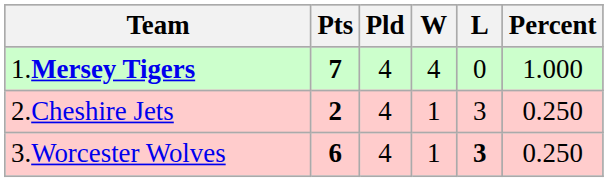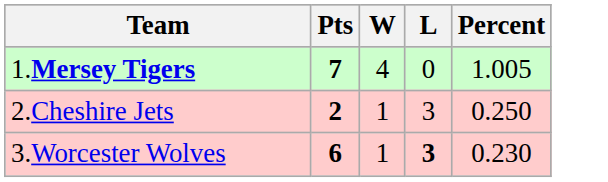- column: (385, 25)
(553, 68) 1.000 -> (501, 68) 1.005
(553, 153) 0.250 -> (501, 153) 0.230
